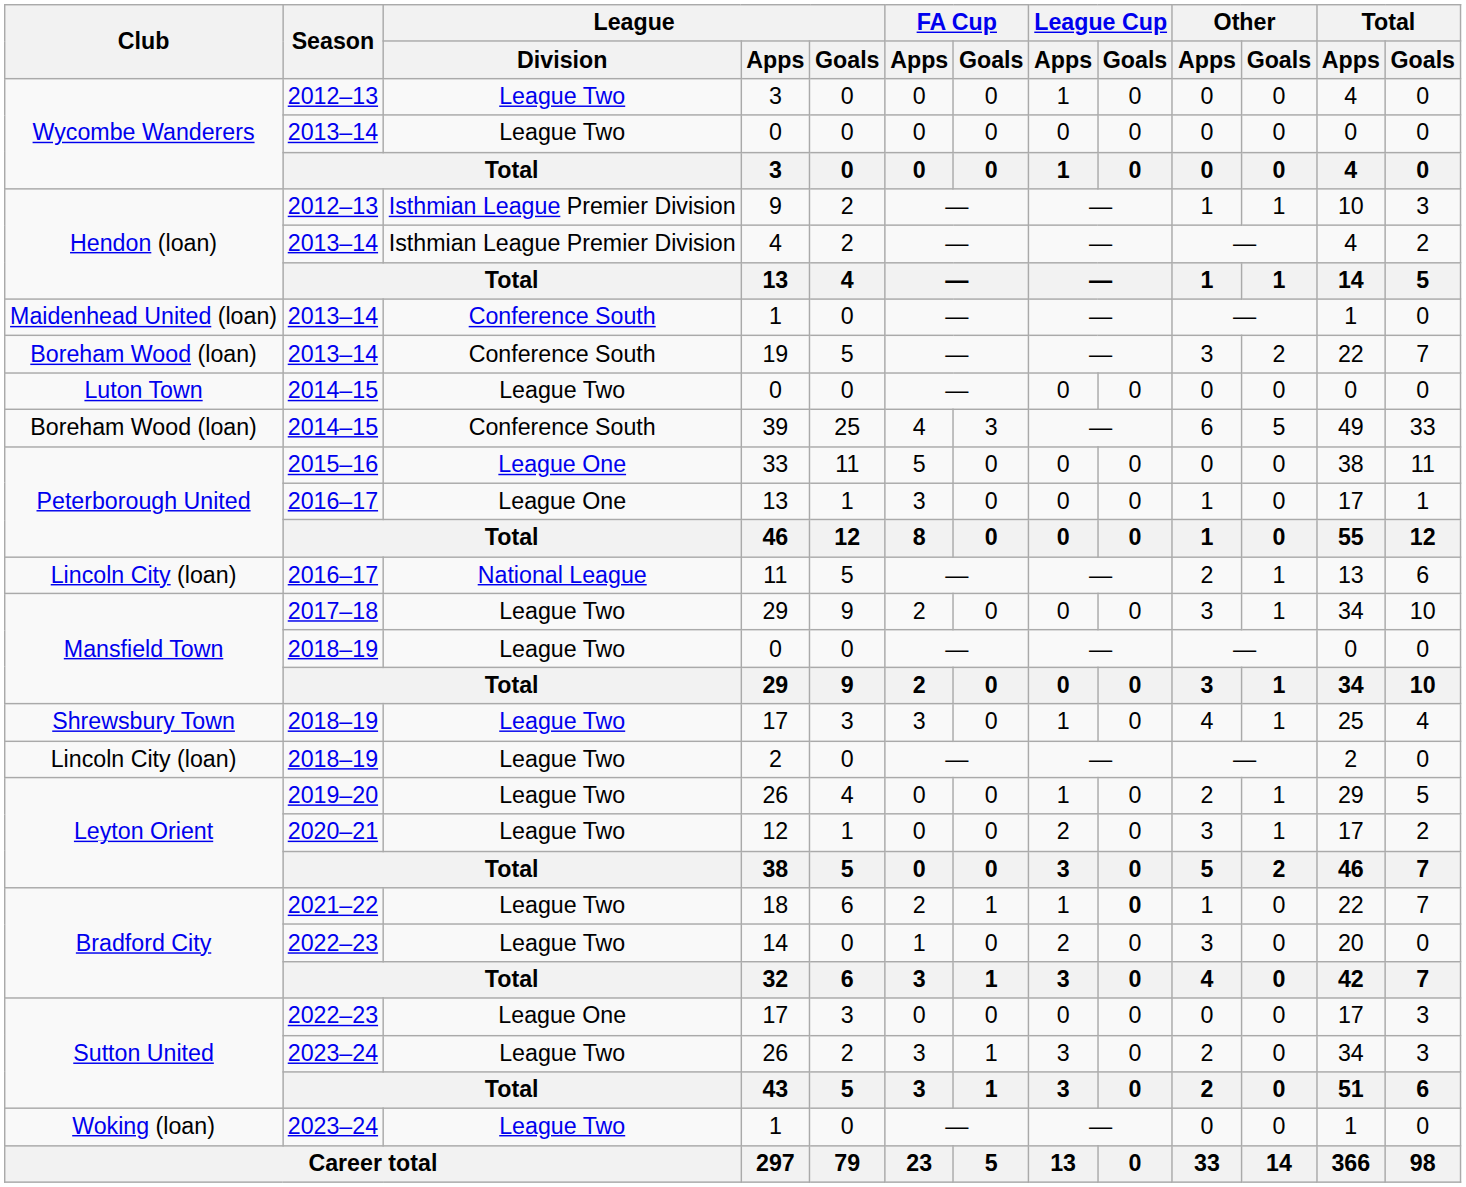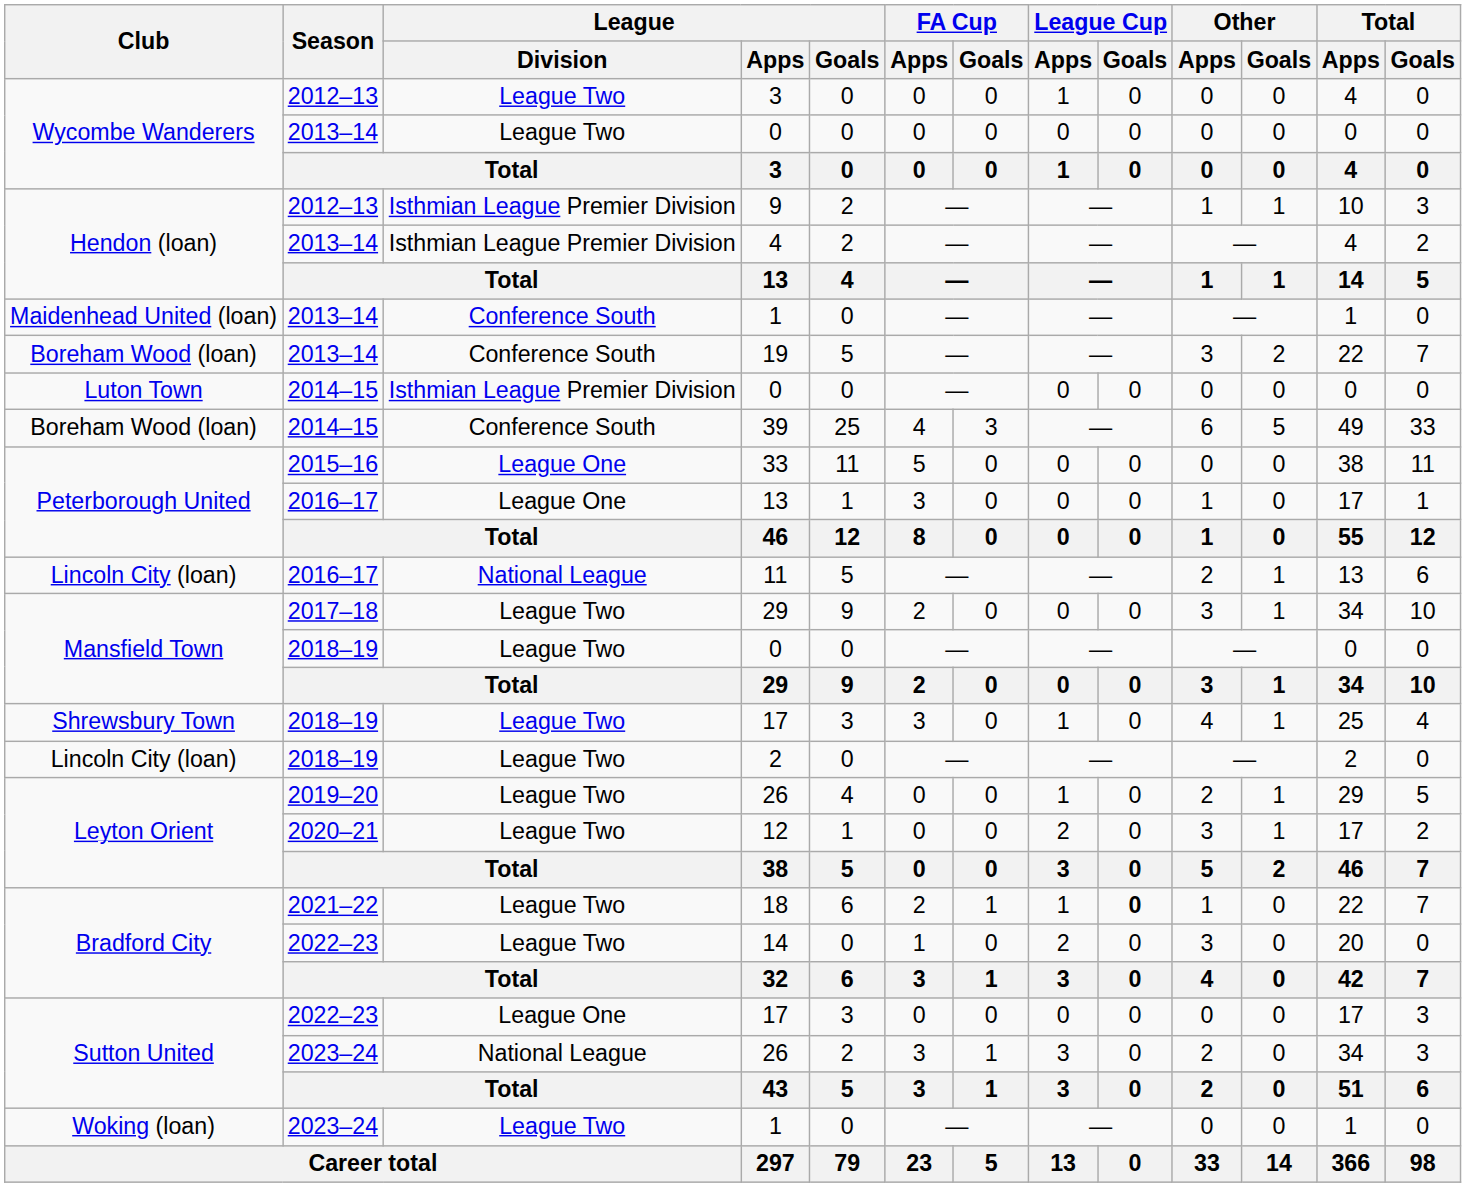(562, 390) League Two -> (562, 390) Isthmian League Premier Division
(562, 1053) League Two -> (562, 1053) National League
